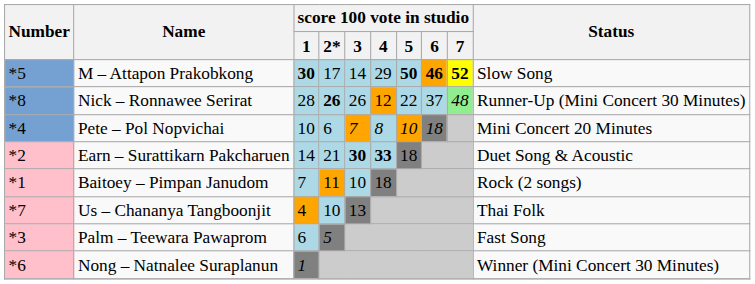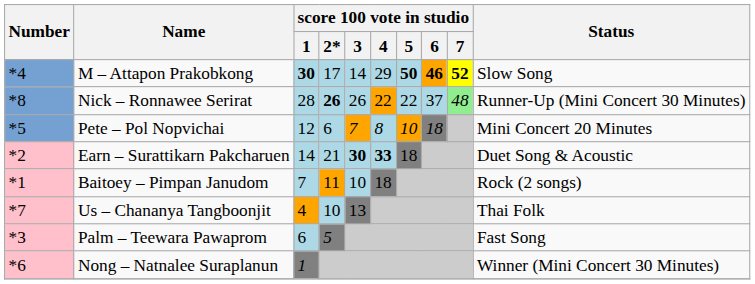(17, 73) *5 -> (17, 73) *4
(383, 100) 12 -> (383, 100) 22
(17, 127) *4 -> (17, 127) *5
(306, 127) 10 -> (306, 127) 12
